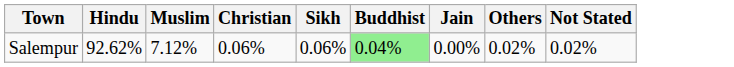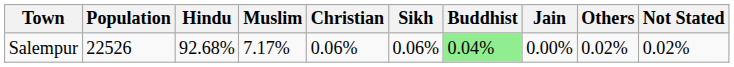+ column: (129, 18)
(114, 47) 92.62% -> (207, 47) 92.68%
(174, 47) 7.12% -> (267, 47) 7.17%
